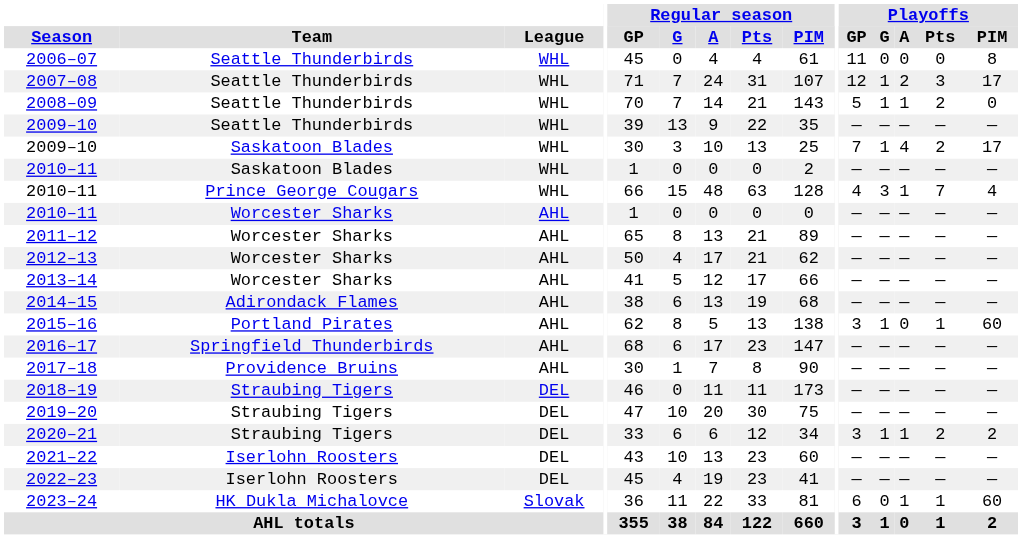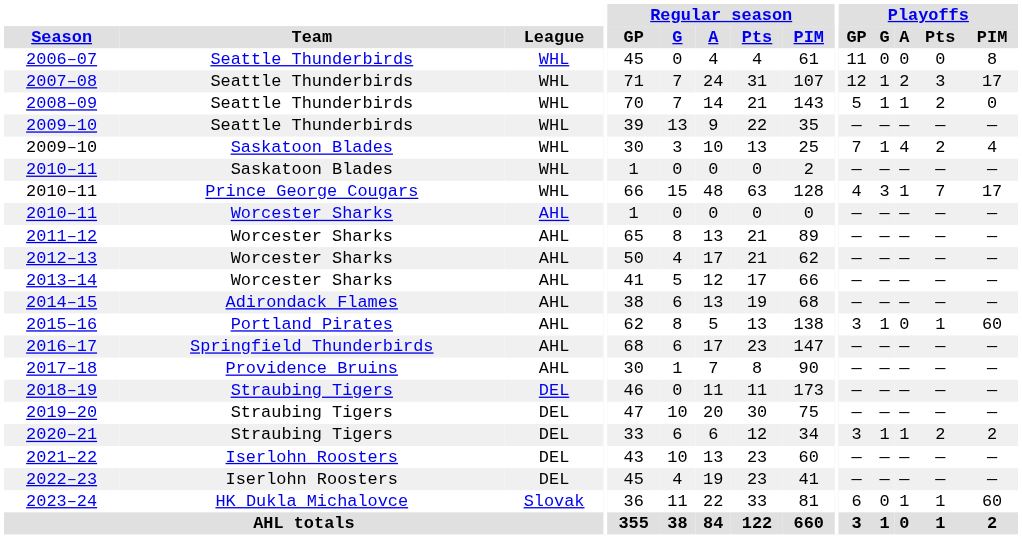(992, 148) 17 -> (992, 148) 4
(992, 192) 4 -> (992, 192) 17
